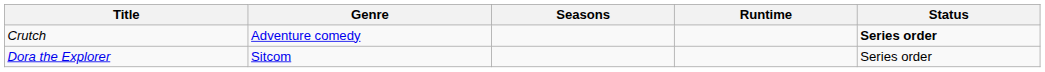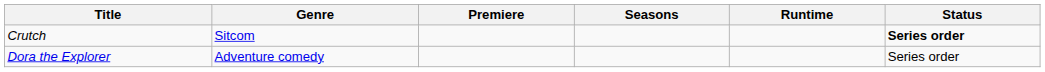+ column: (496, 14)
(306, 35) Adventure comedy -> (235, 35) Sitcom
(271, 56) Sitcom -> (269, 56) Adventure comedy
